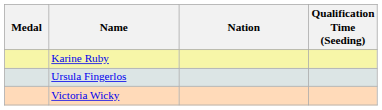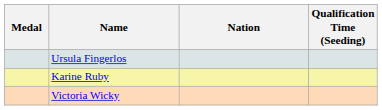rows swapped: (80, 59) <-> (89, 77)
